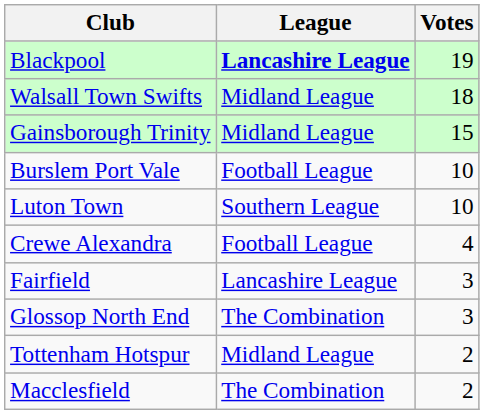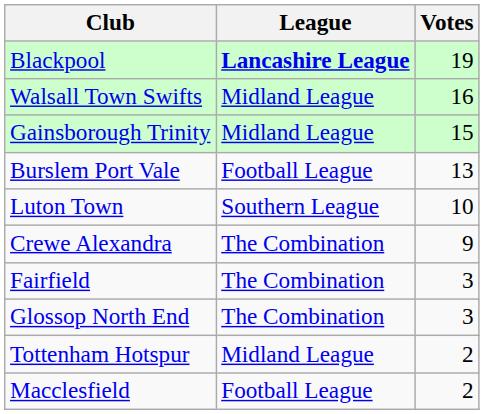(462, 96) 18 -> (462, 96) 16
(462, 170) 10 -> (462, 170) 13
(297, 243) Football League -> (303, 243) The Combination
(468, 243) 4 -> (468, 243) 9
(309, 280) Lancashire League -> (303, 280) The Combination
(303, 390) The Combination -> (297, 390) Football League
